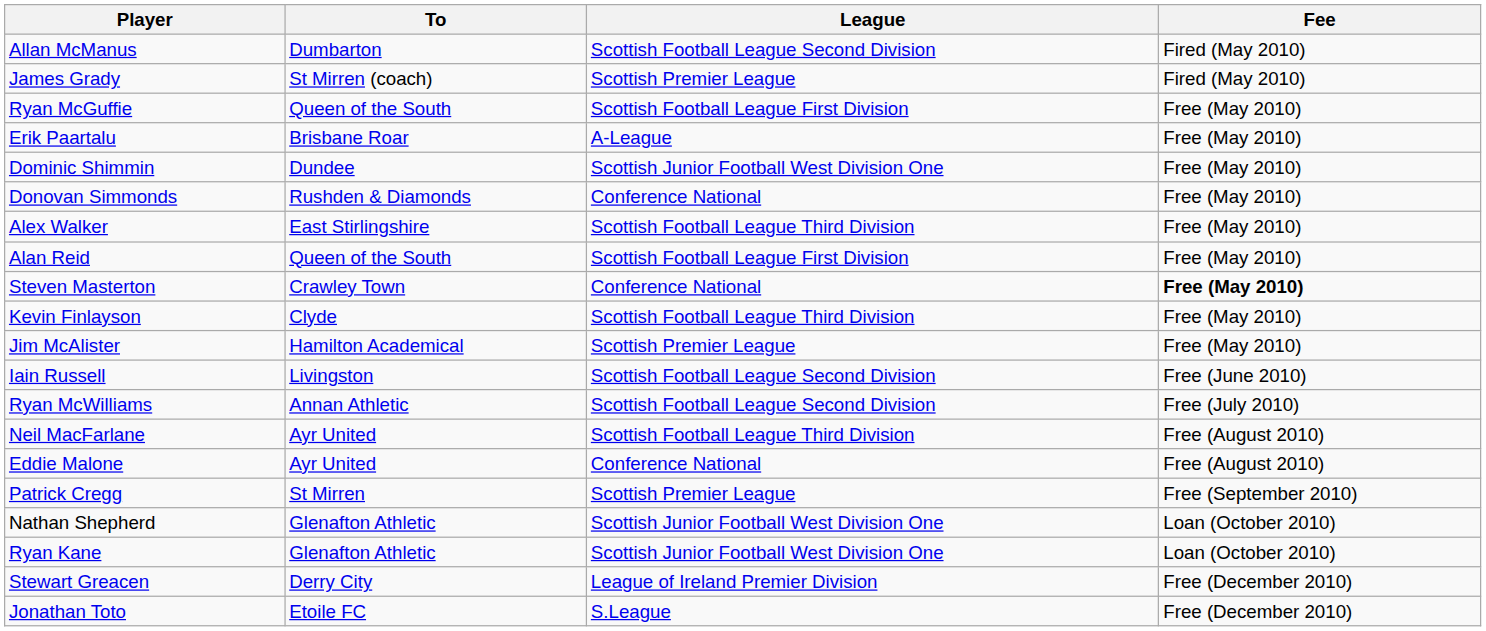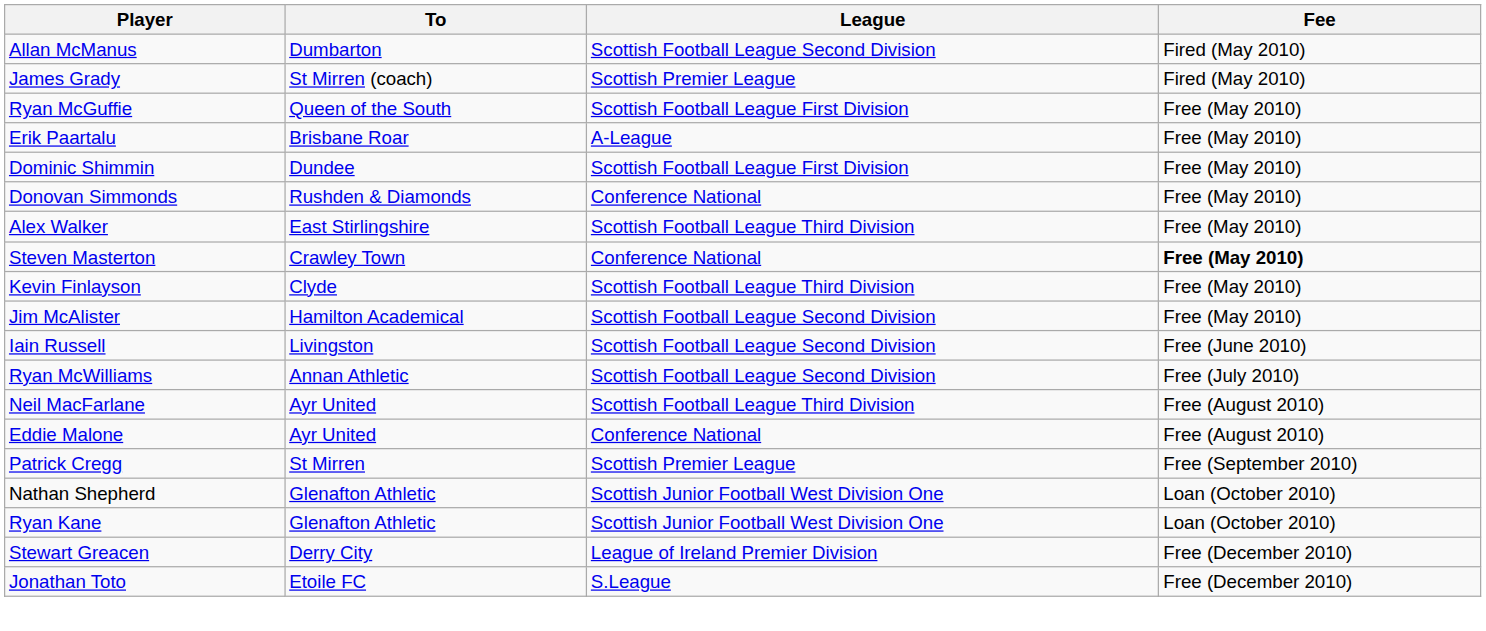(767, 168) Scottish Junior Football West Division One -> (750, 168) Scottish Football League First Division
- row: (49, 256)
(693, 345) Scottish Premier League -> (763, 316) Scottish Football League Second Division
